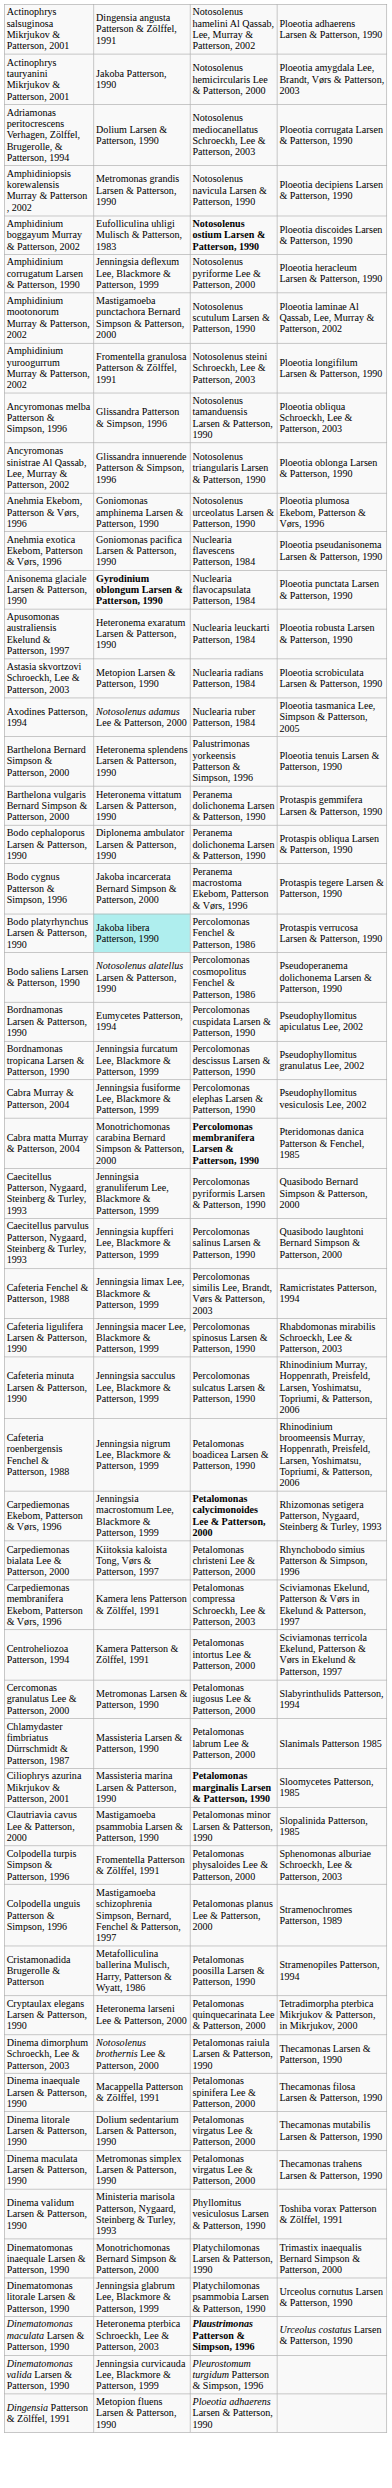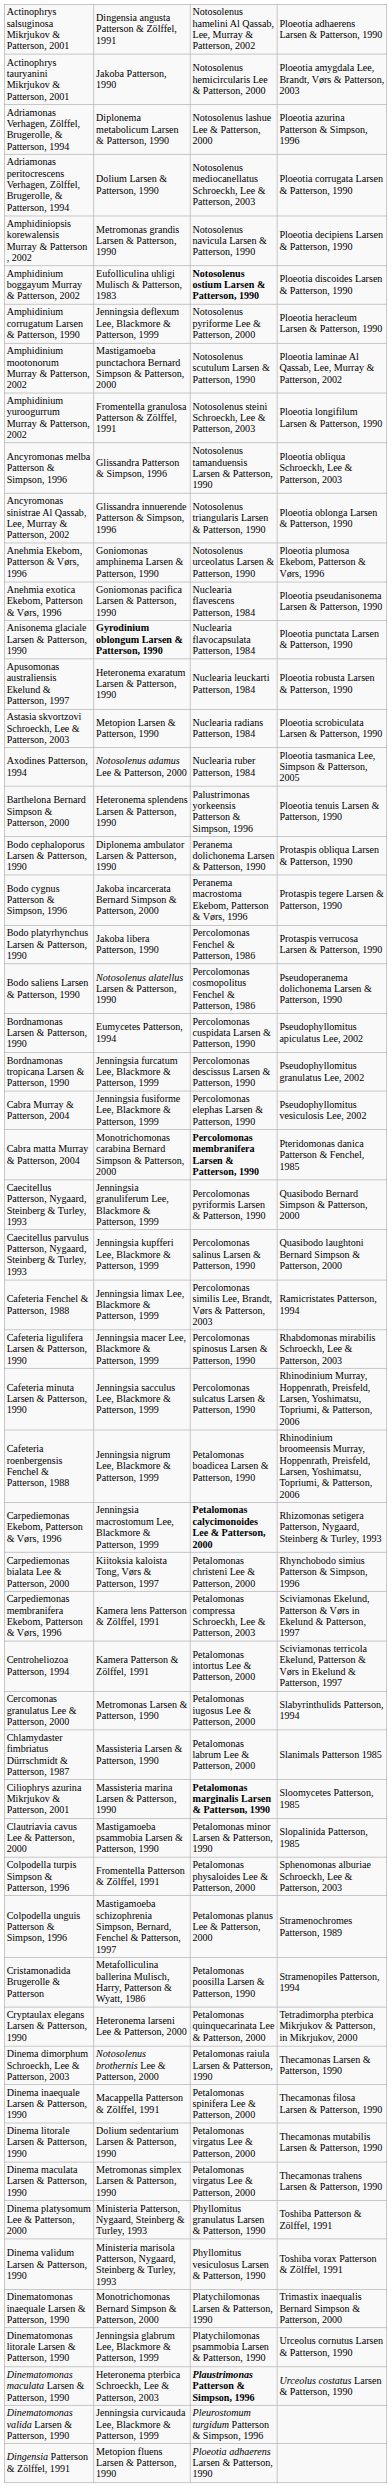+ row: (43, 129)
- row: (47, 805)
(127, 933) paleturquoise background -> (127, 944) no background
+ row: (49, 2220)
